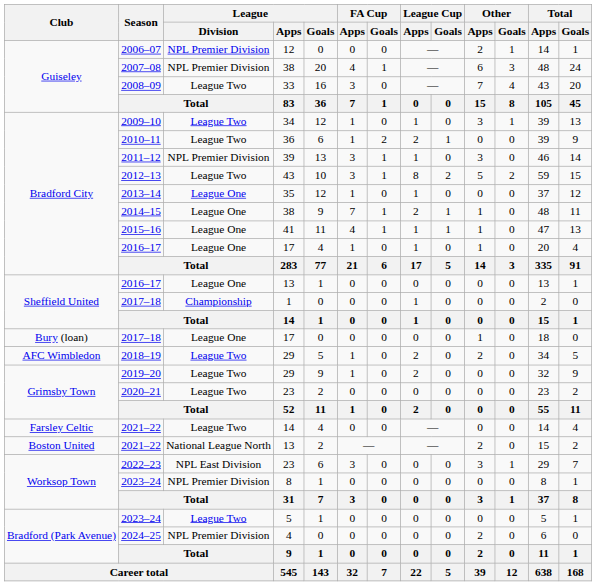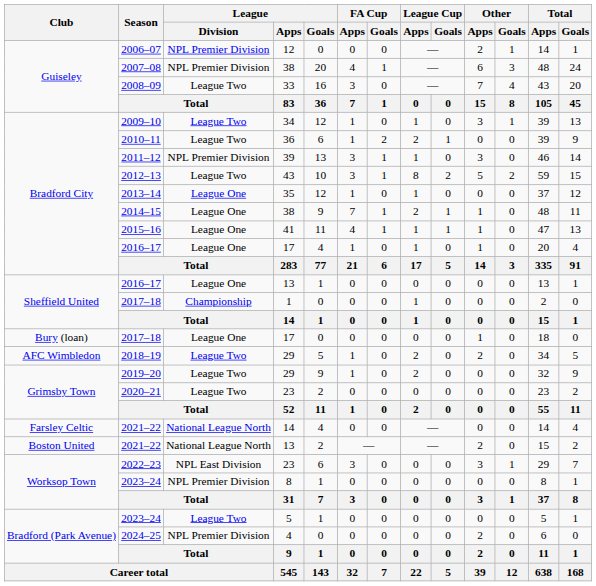(219, 427) League Two -> (219, 427) National League North
